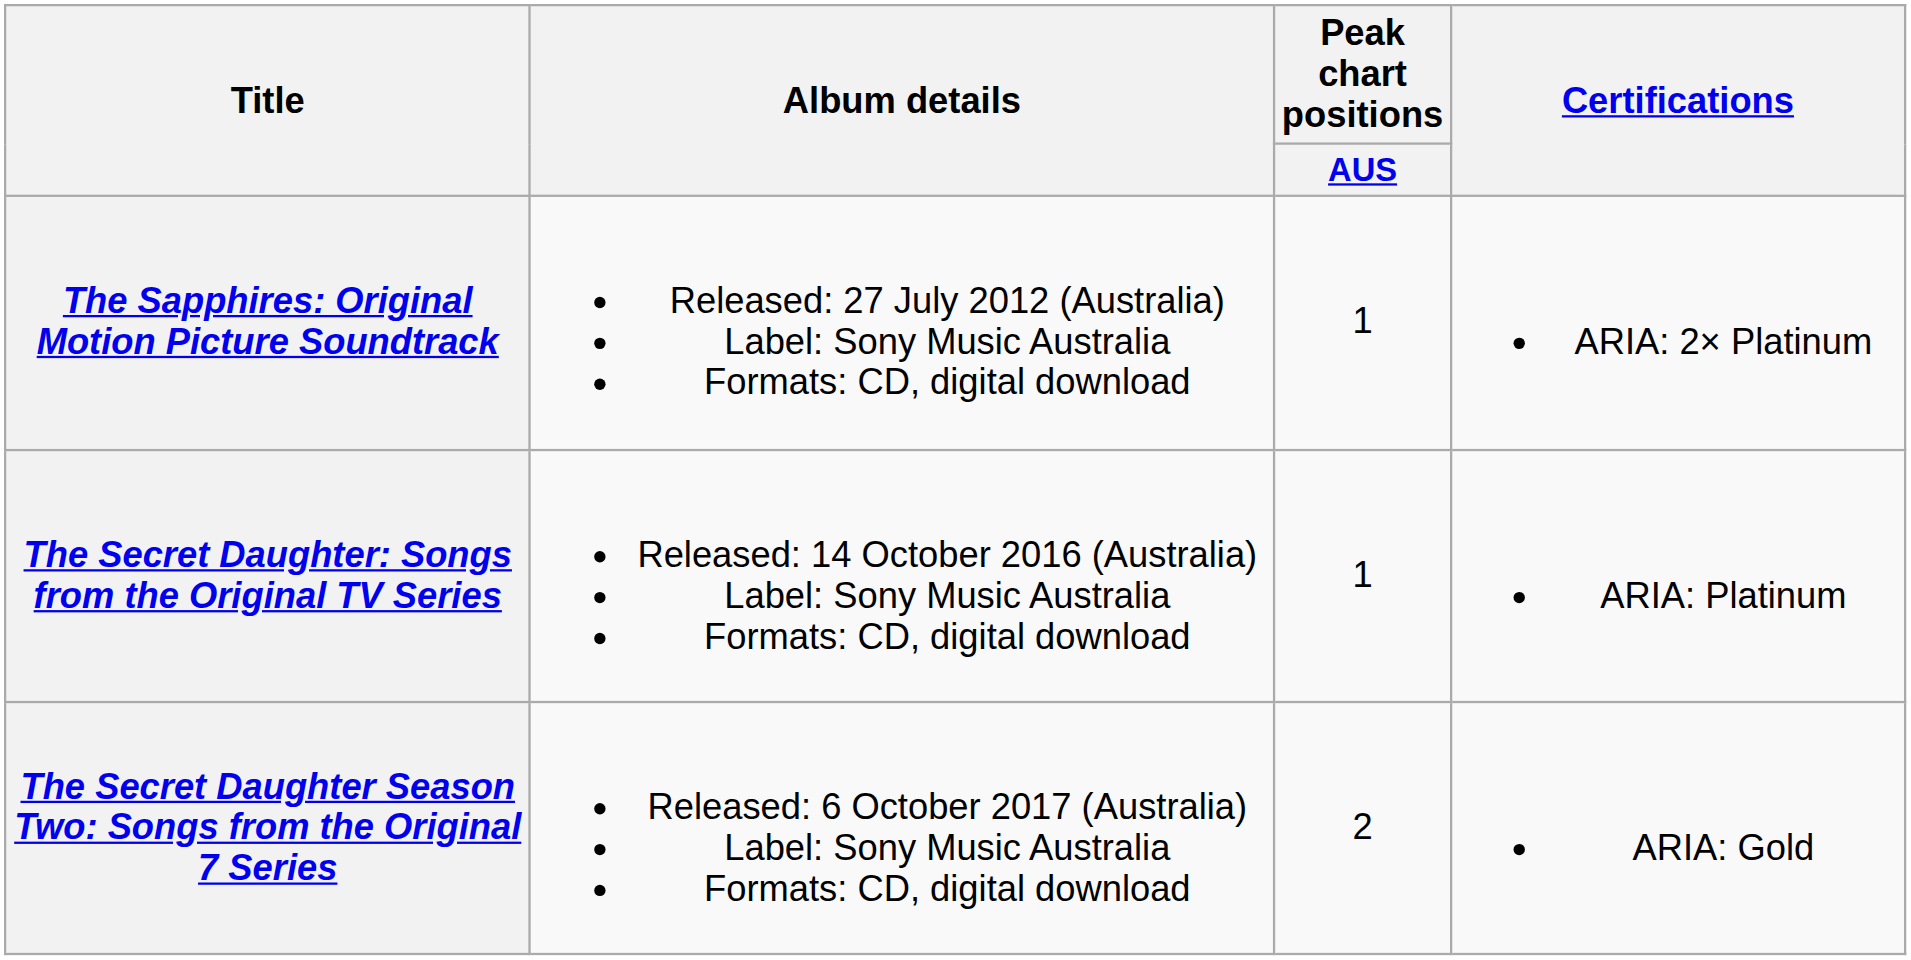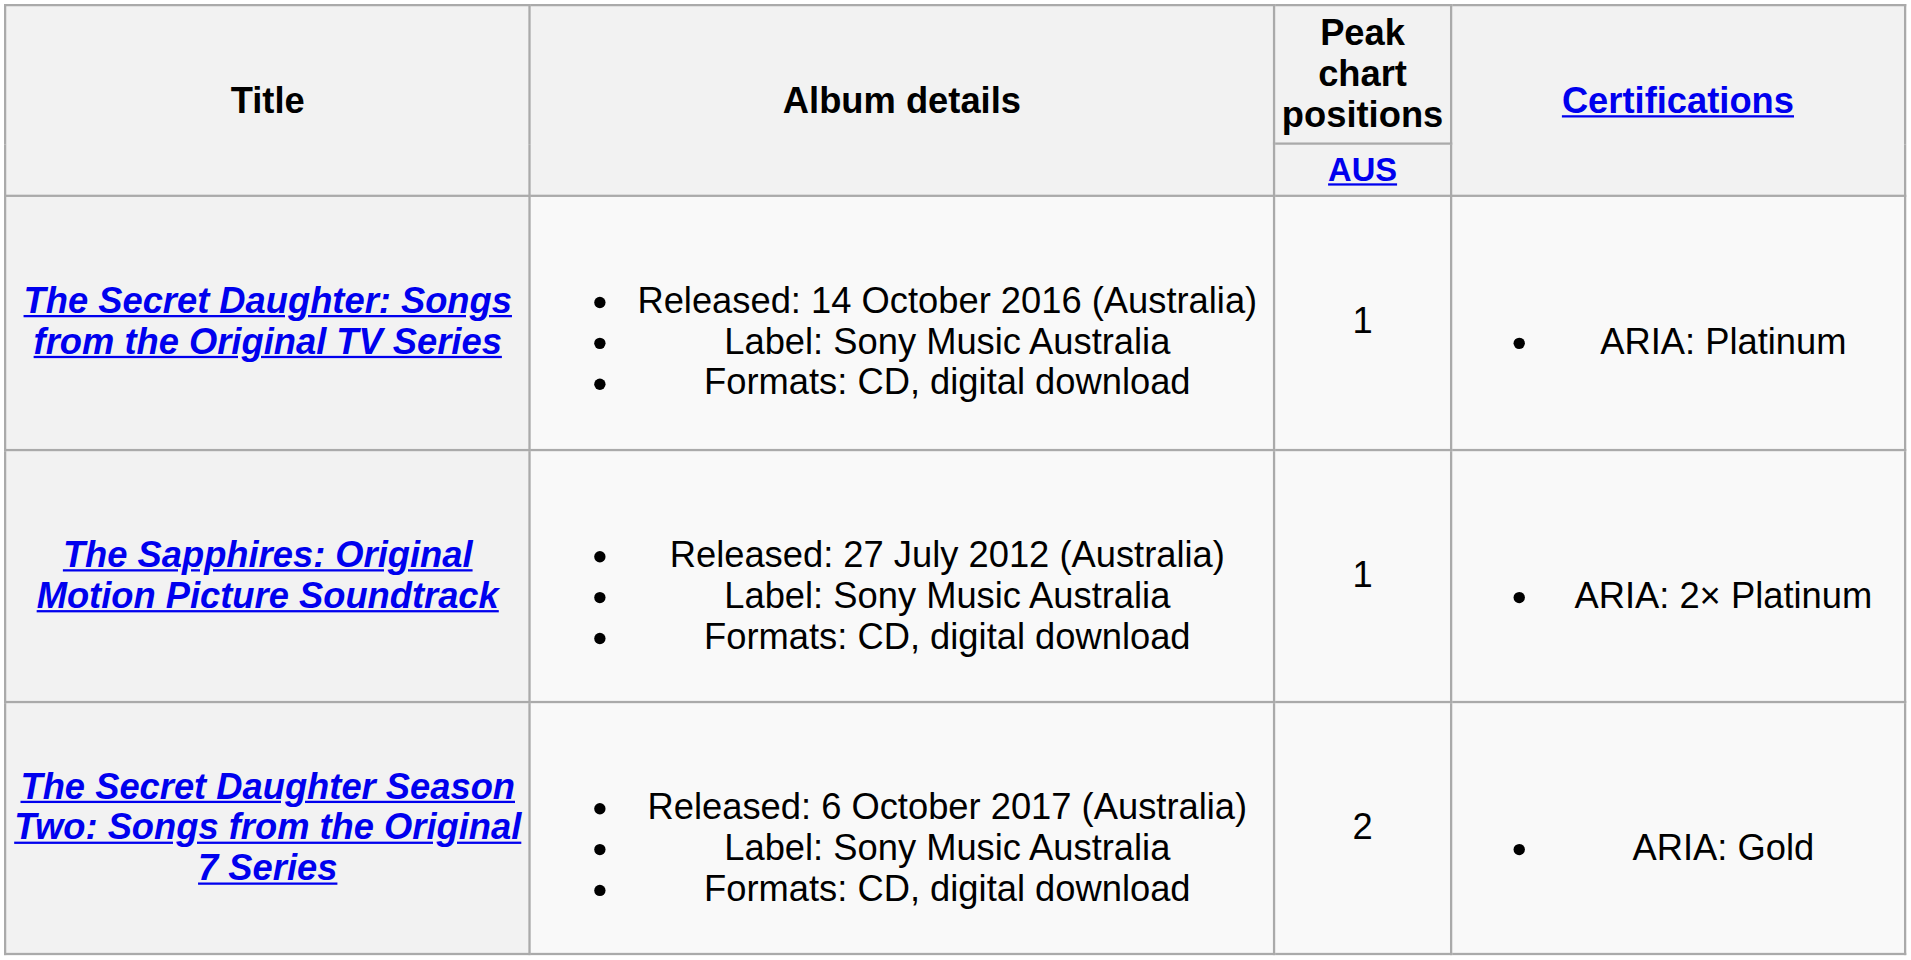rows swapped: (268, 321) <-> (268, 574)
